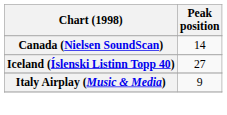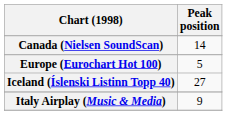+ row: (91, 63)
